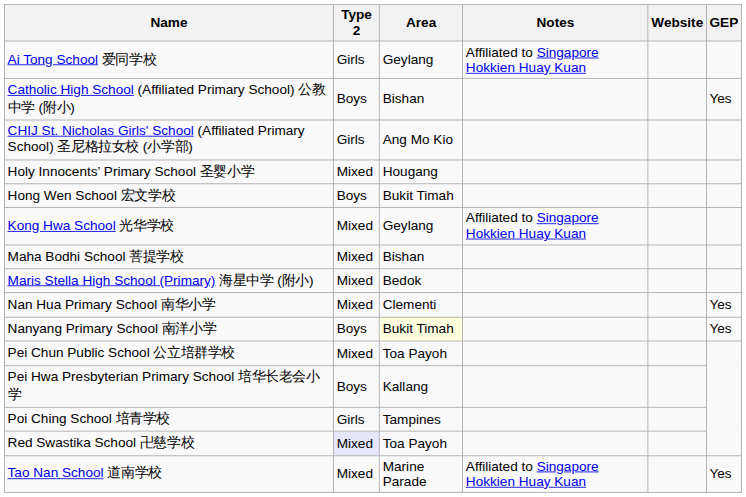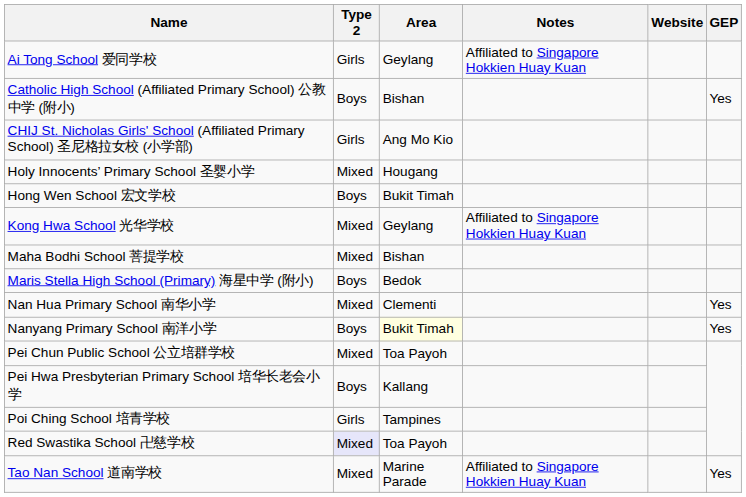(355, 280) Mixed -> (352, 280) Boys
